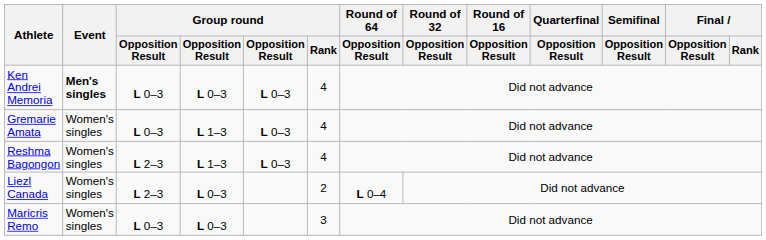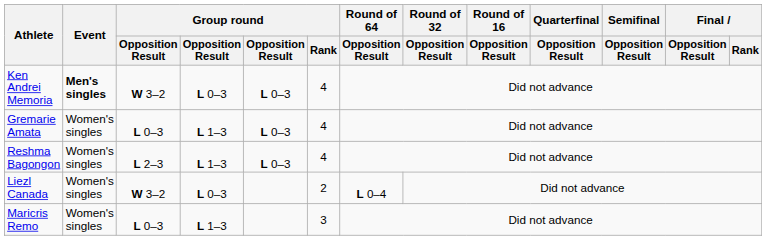(148, 94) L 0–3 -> (148, 94) W 3–2
(148, 195) L 2–3 -> (148, 195) W 3–2
(212, 226) L 0–3 -> (212, 226) L 1–3
